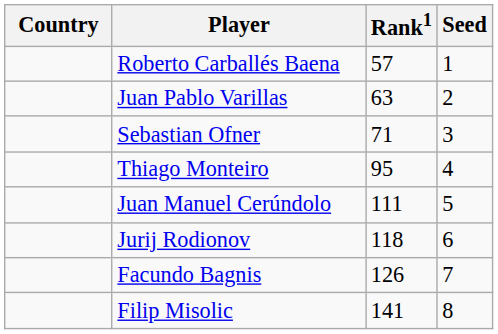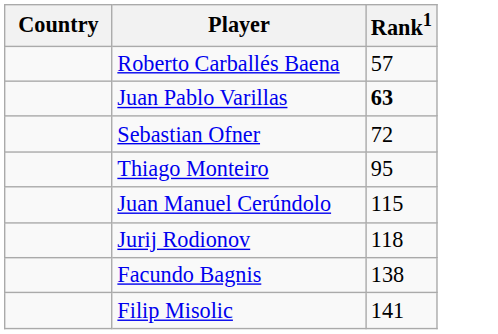- column: (465, 25)
(382, 98) normal -> (382, 98) bold
(382, 133) 71 -> (382, 133) 72
(387, 204) 111 -> (387, 204) 115
(388, 275) 126 -> (388, 275) 138
